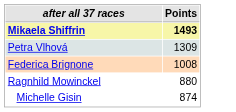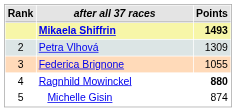+ column: (21, 14)
(185, 64) 1008 -> (216, 64) 1055
(188, 81) normal -> (219, 81) bold
